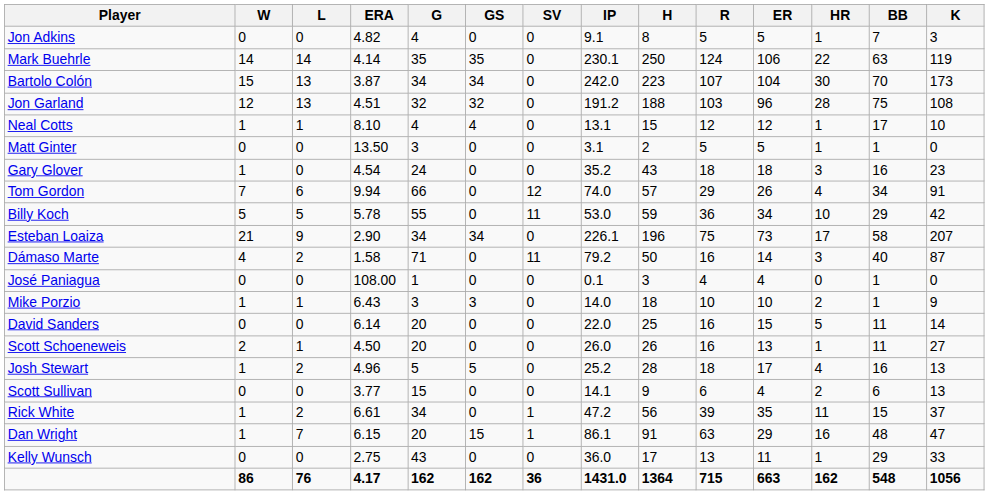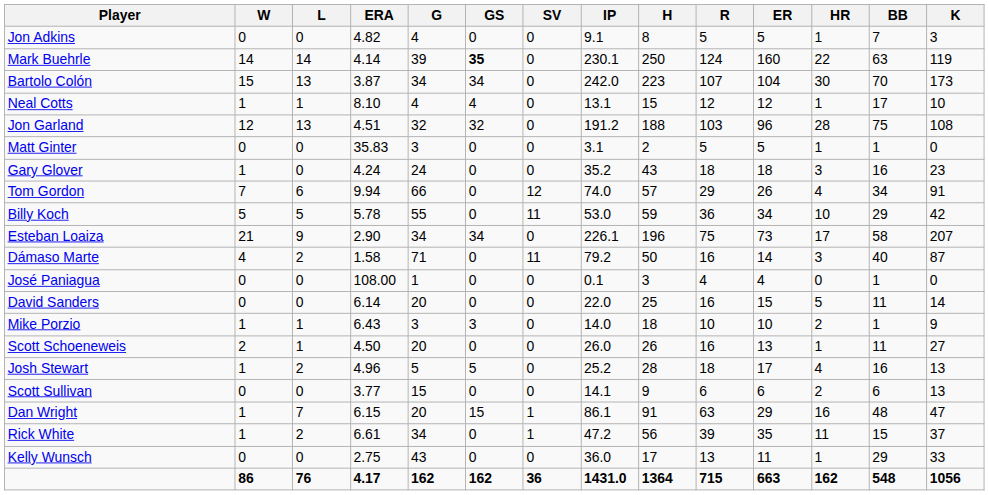(419, 59) 35 -> (419, 59) 39
(476, 59) normal -> (476, 59) bold
(769, 59) 106 -> (769, 59) 160
rows swapped: (40, 125) <-> (46, 103)
(371, 147) 13.50 -> (371, 147) 35.83
(367, 170) 4.54 -> (367, 170) 4.24
rows swapped: (44, 302) <-> (53, 324)
(761, 390) 4 -> (761, 390) 6
rows swapped: (41, 412) <-> (42, 434)
